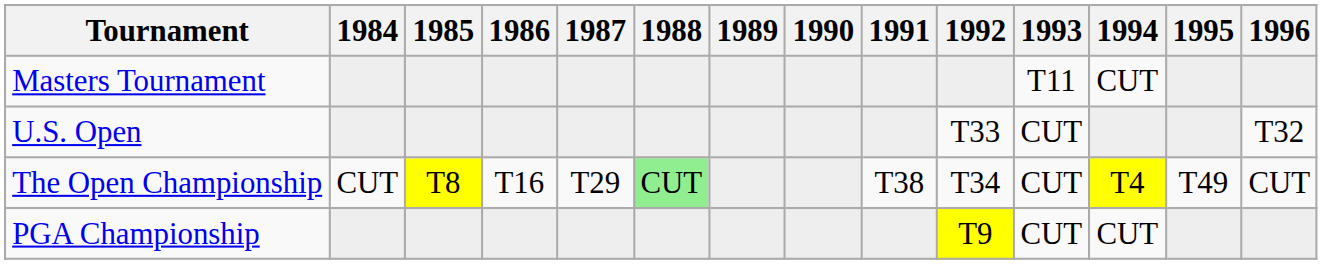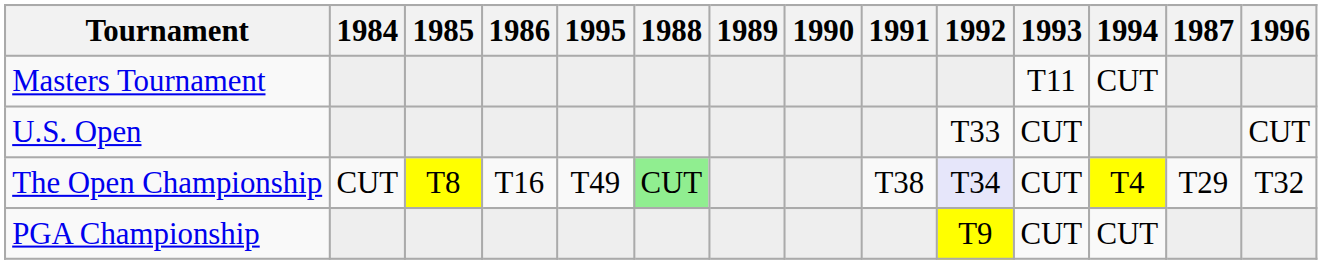columns swapped: (595, 30) <-> (1203, 30)
(1279, 131) T32 -> (1279, 131) CUT
(975, 182) no background -> (975, 182) lavender background
(1279, 182) CUT -> (1279, 182) T32
